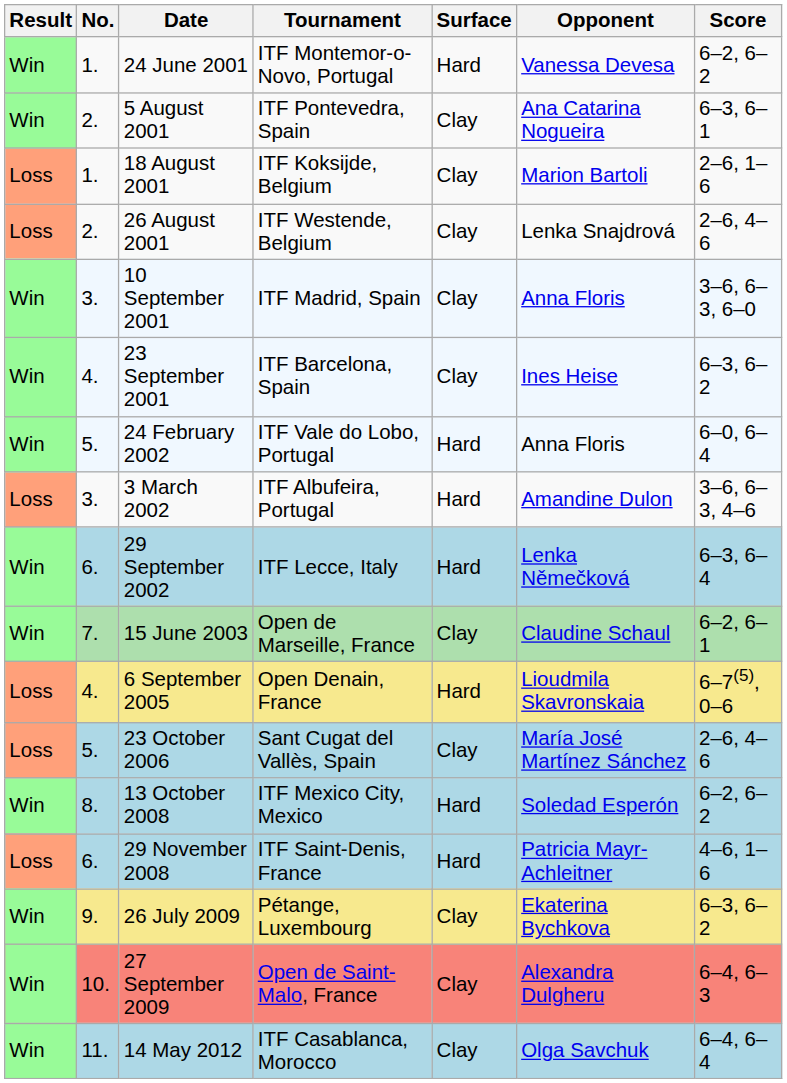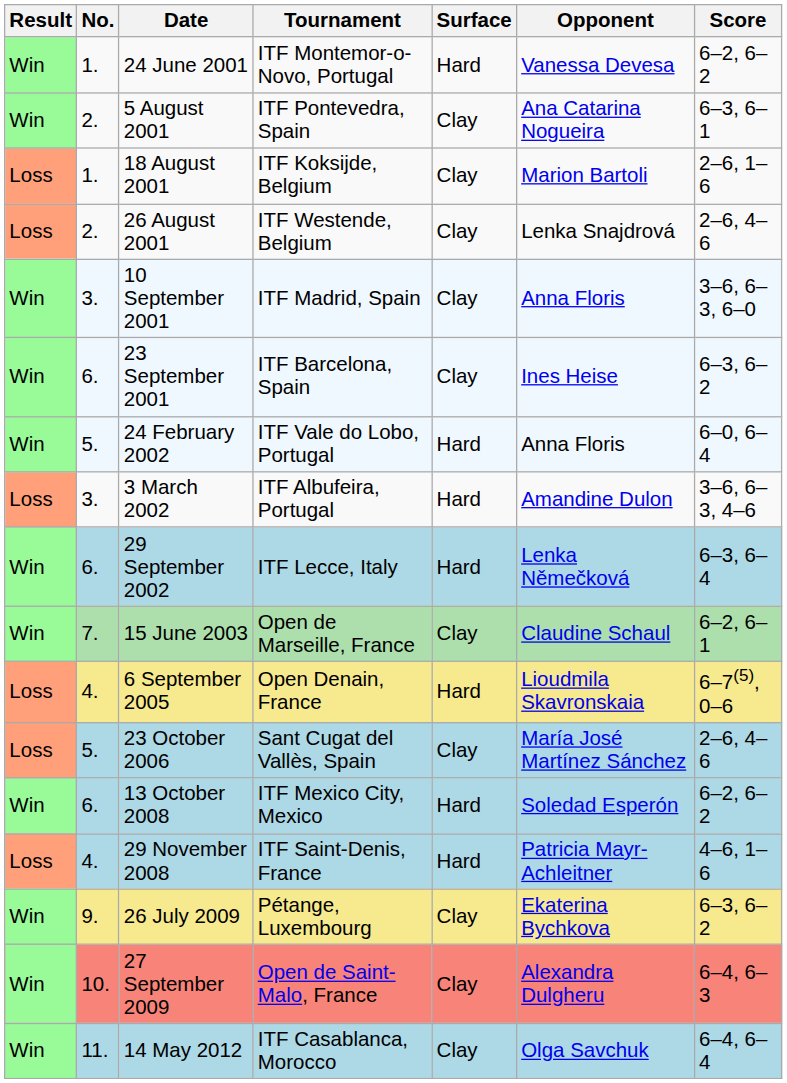(90, 376) 4. -> (90, 376) 6.
(90, 805) 8. -> (90, 805) 6.
(90, 861) 6. -> (90, 861) 4.
